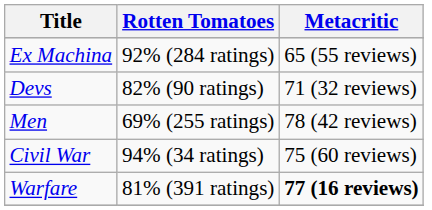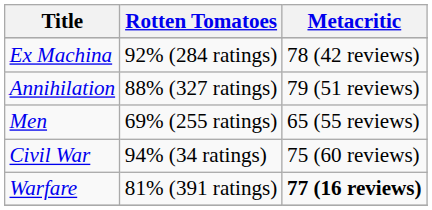(350, 54) 65 (55 reviews) -> (353, 54) 78 (42 reviews)
+ row: (62, 88)
- row: (31, 88)
(350, 121) 78 (42 reviews) -> (353, 121) 65 (55 reviews)
